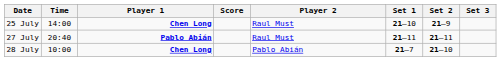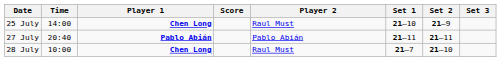(273, 36) Raul Must -> (278, 36) Pablo Abián
(278, 49) Pablo Abián -> (273, 49) Raul Must
